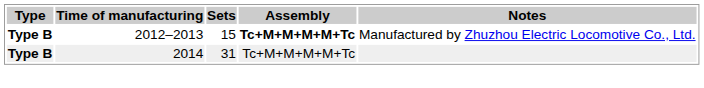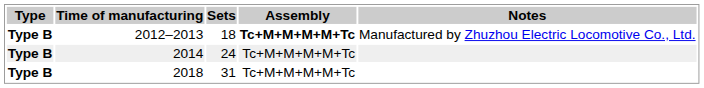(228, 34) 15 -> (228, 34) 18
(228, 53) 31 -> (228, 53) 24
+ row: (188, 72)
